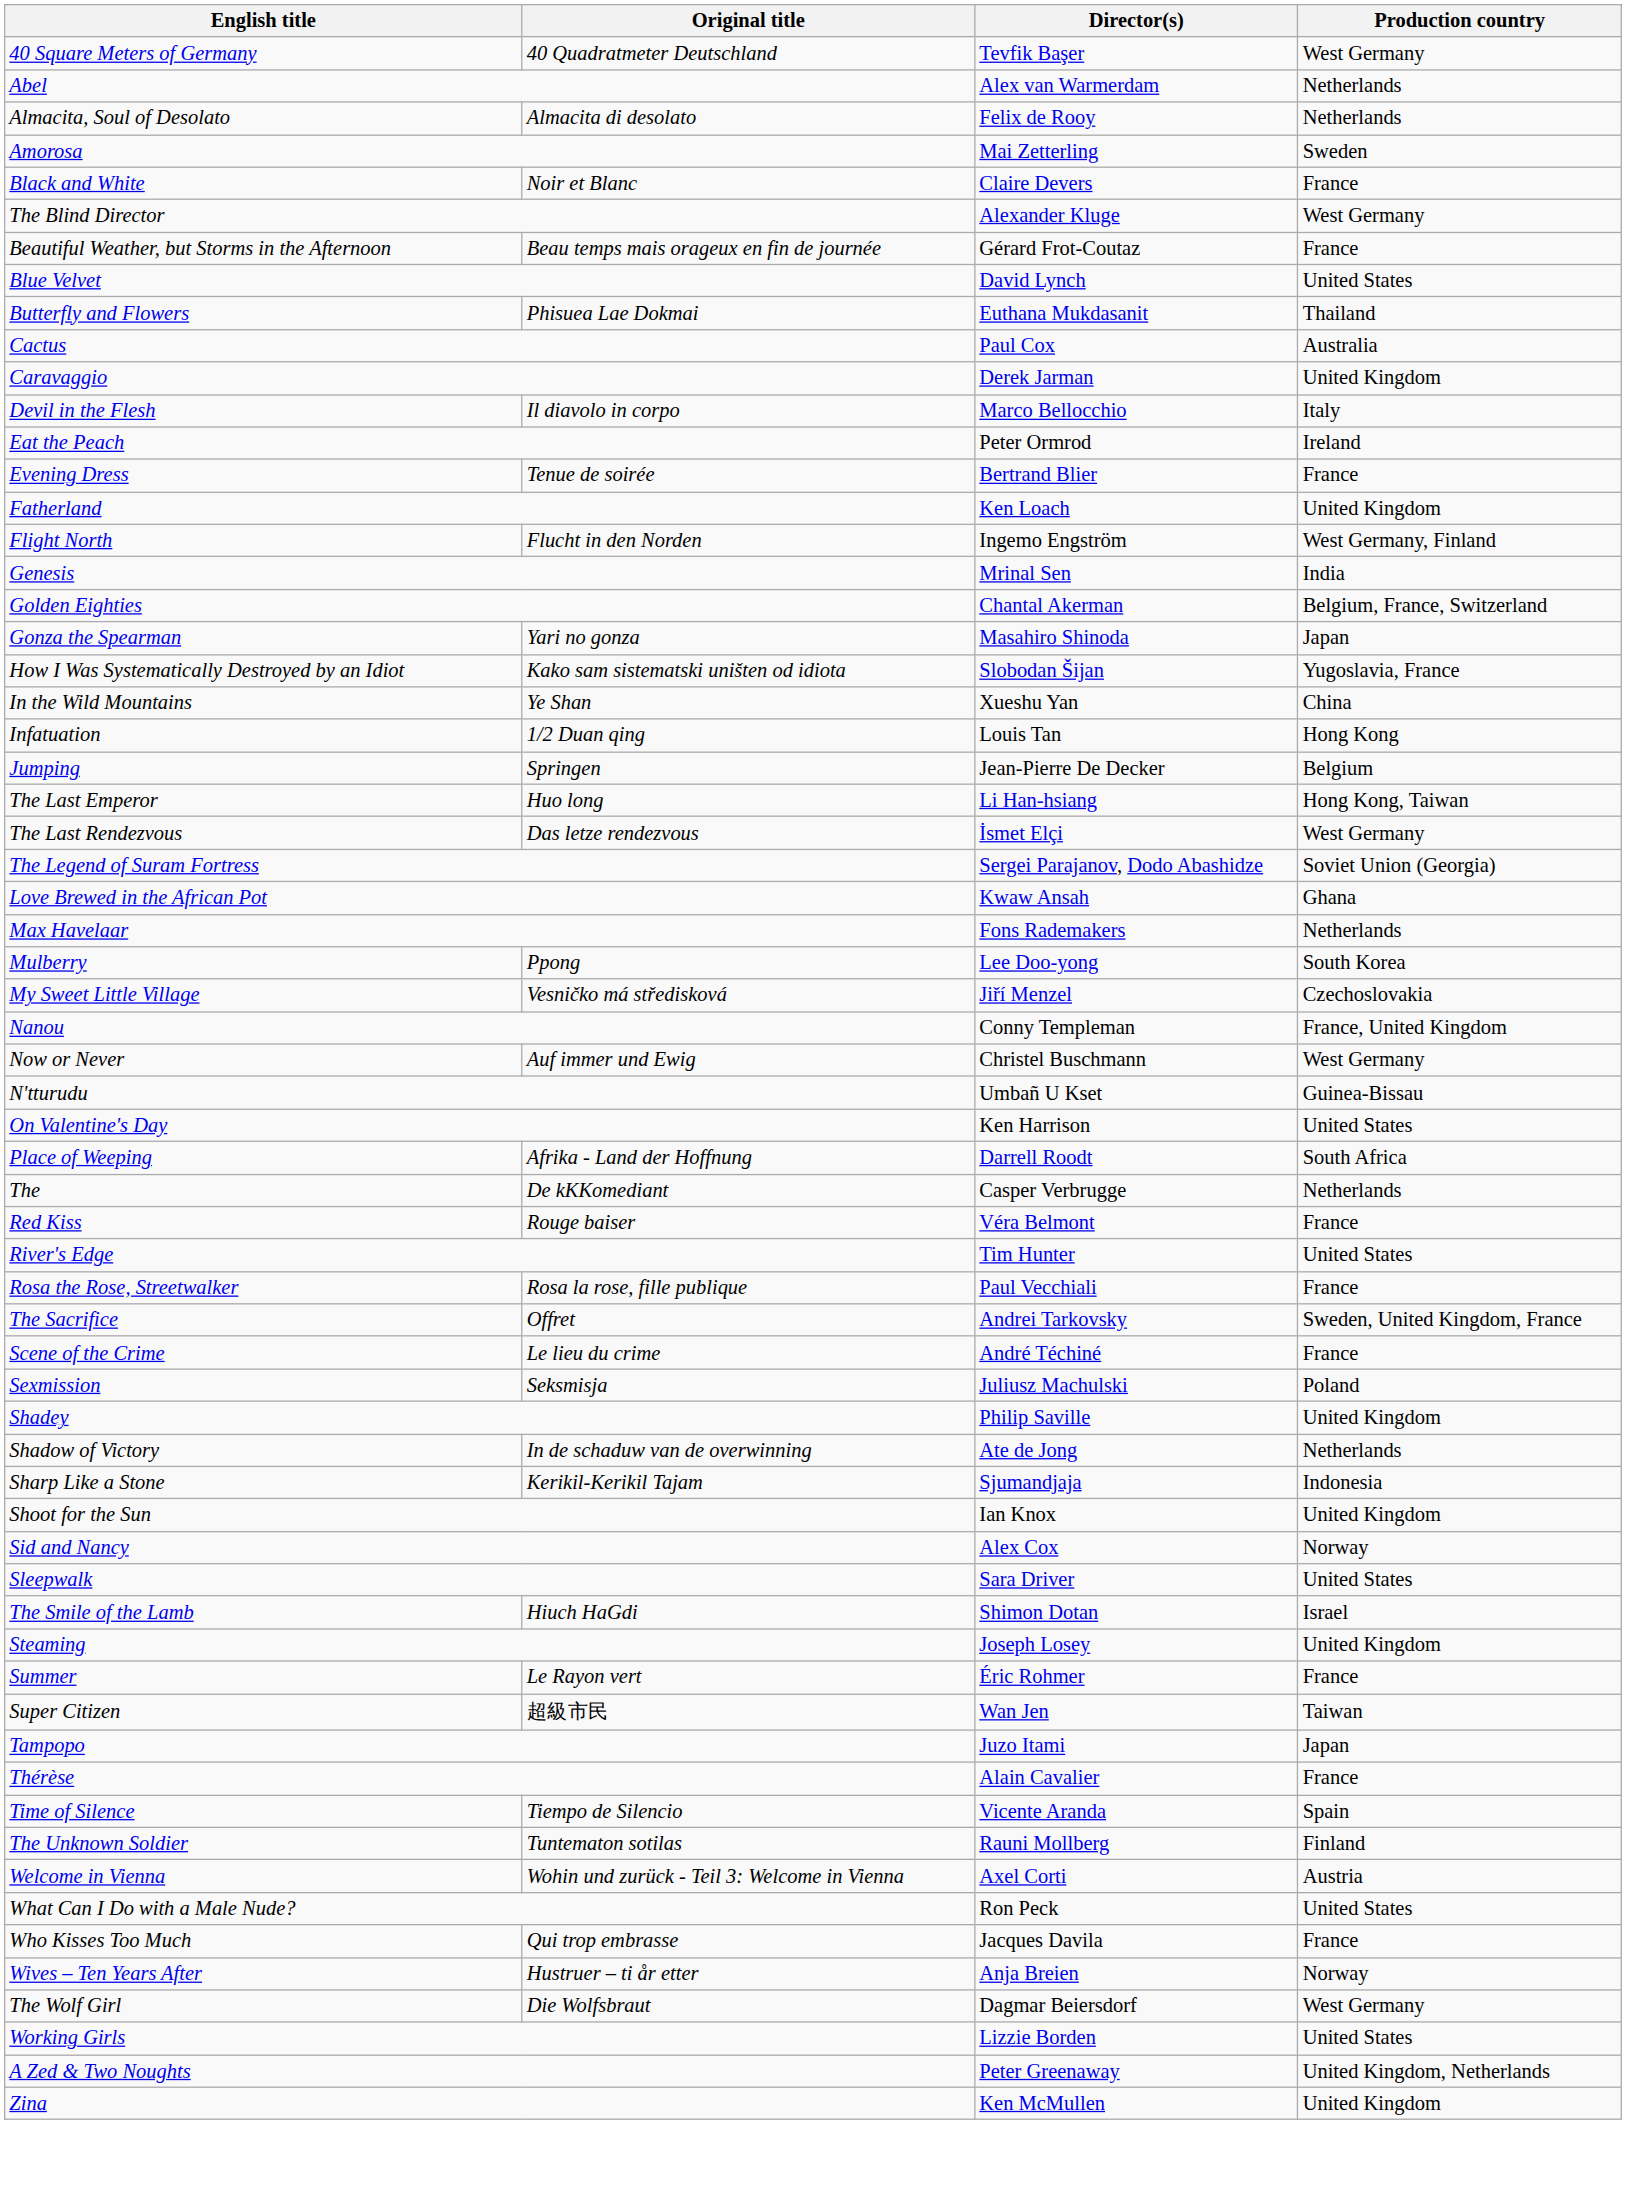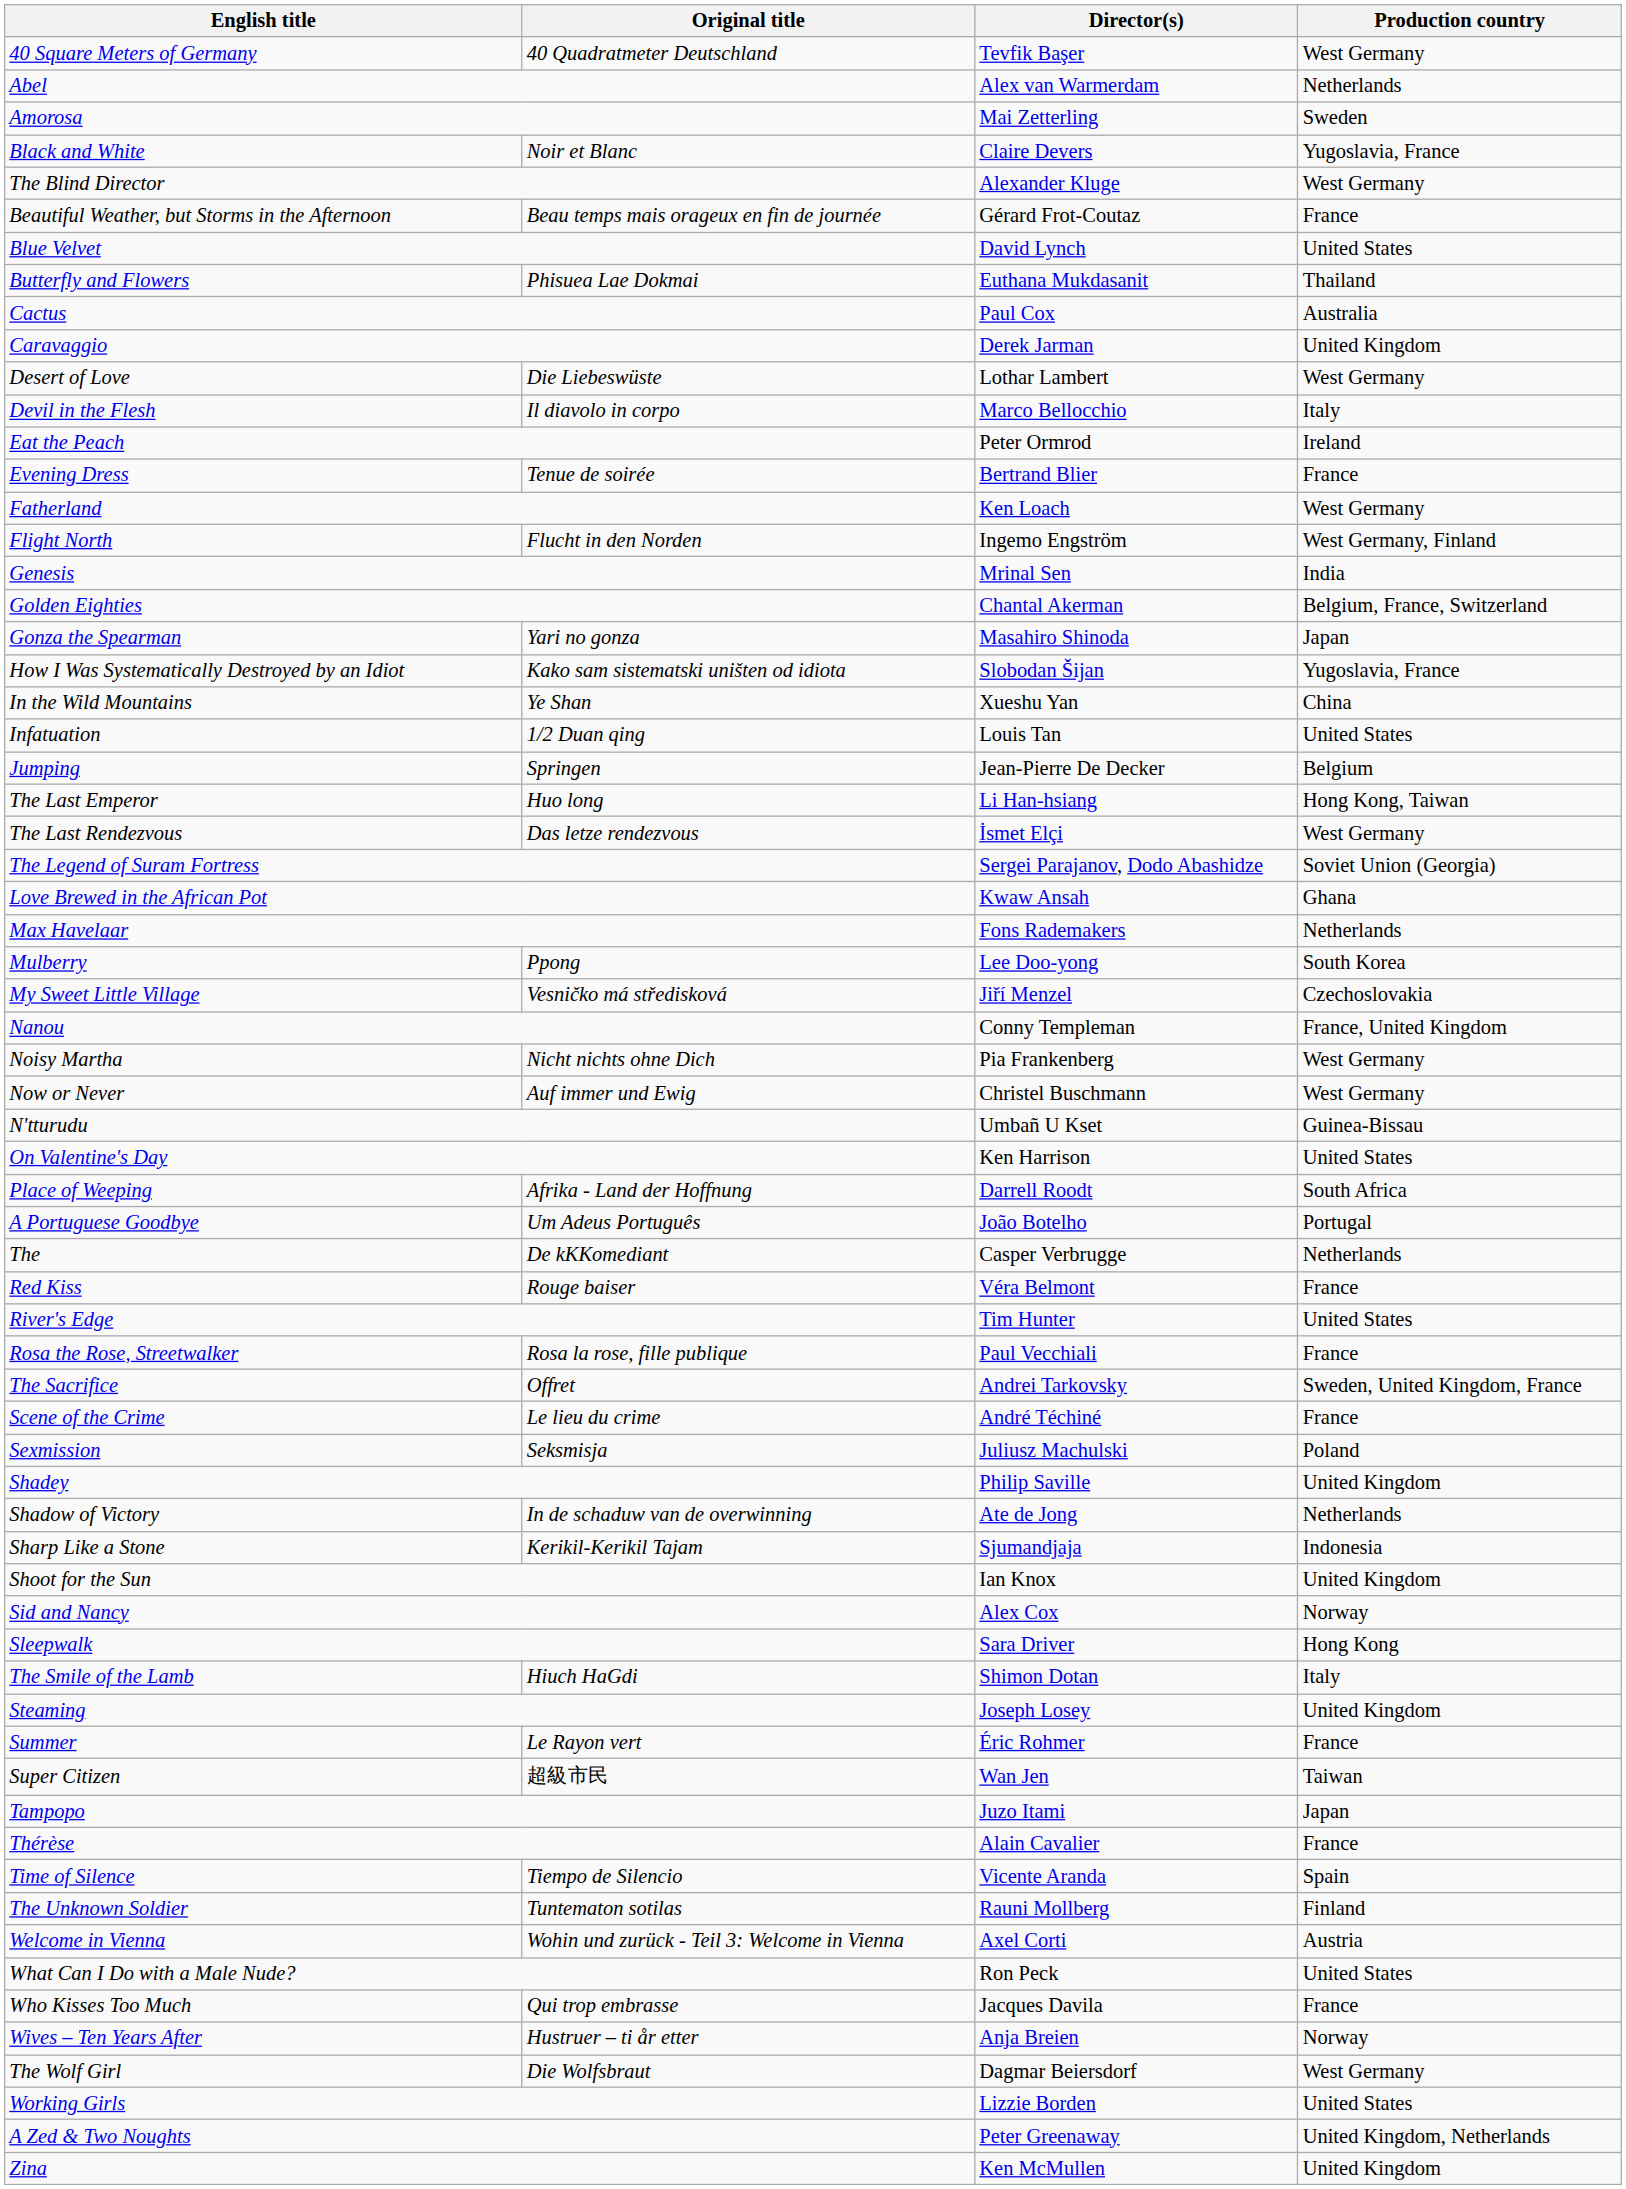- row: (120, 118)
(1330, 183) France -> (1381, 150) Yugoslavia, France
+ row: (70, 378)
(1372, 507) United Kingdom -> (1364, 507) West Germany
(1351, 735) Hong Kong -> (1358, 735) United States
+ row: (66, 1060)
+ row: (104, 1222)
(1358, 1579) United States -> (1351, 1644) Hong Kong
(1325, 1612) Israel -> (1321, 1677) Italy
